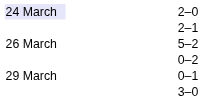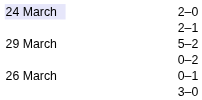(31, 44) 26 March -> (31, 44) 29 March
(31, 76) 29 March -> (31, 76) 26 March
